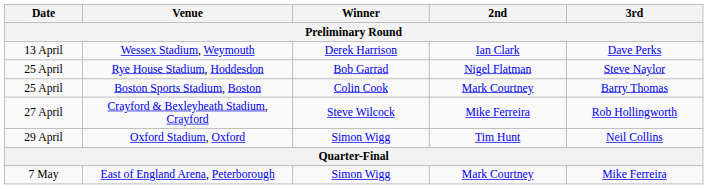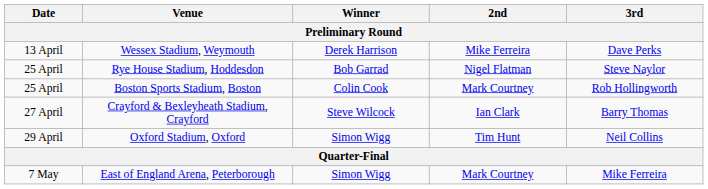(498, 50) Ian Clark -> (498, 50) Mike Ferreira
(634, 87) Barry Thomas -> (634, 87) Rob Hollingworth
(498, 112) Mike Ferreira -> (498, 112) Ian Clark
(634, 112) Rob Hollingworth -> (634, 112) Barry Thomas
